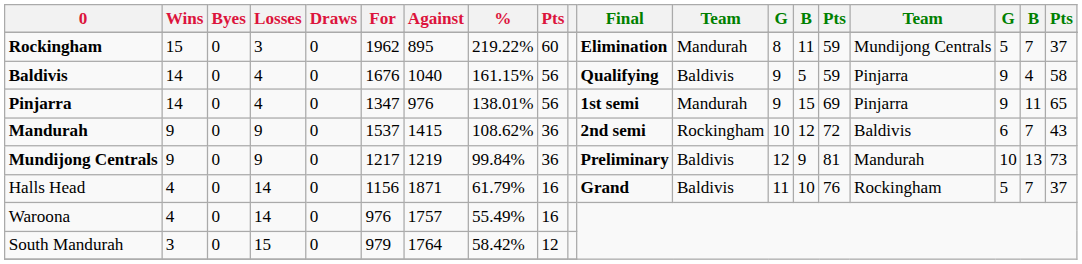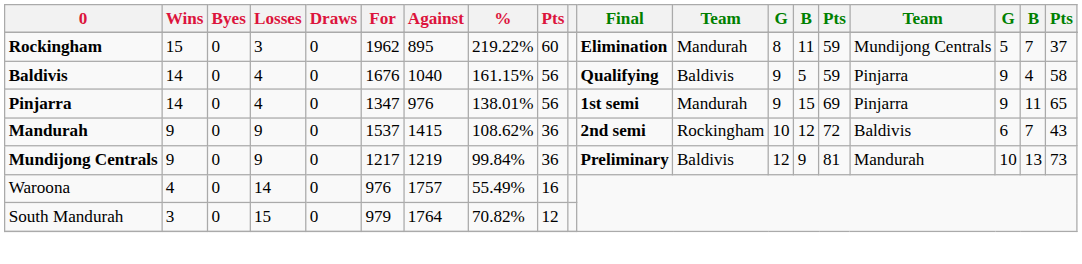- row: (47, 187)
(498, 244) 58.42% -> (498, 216) 70.82%
